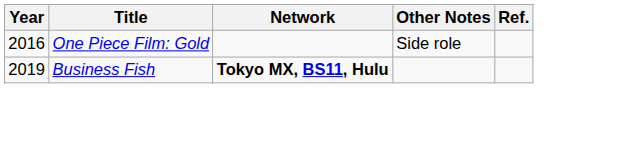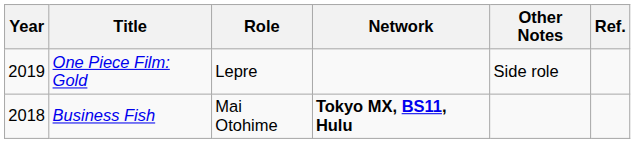+ column: (262, 26)
(27, 43) 2016 -> (27, 71) 2019
(27, 69) 2019 -> (27, 116) 2018
